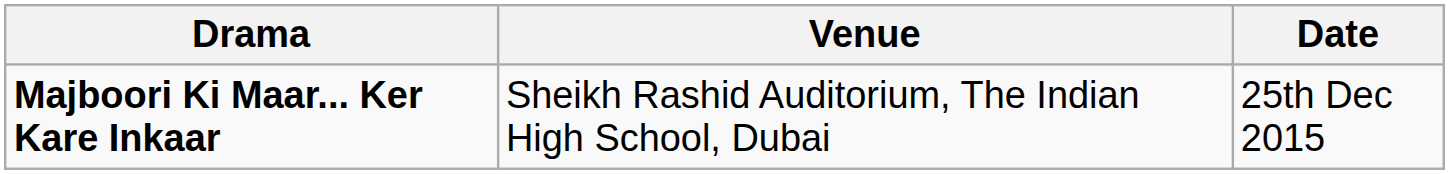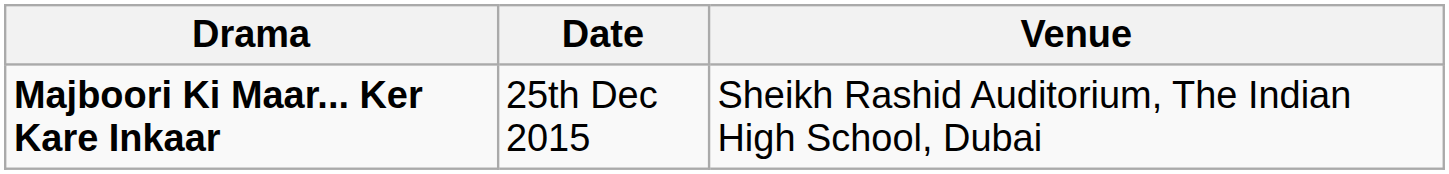columns swapped: (1338, 34) <-> (865, 34)
